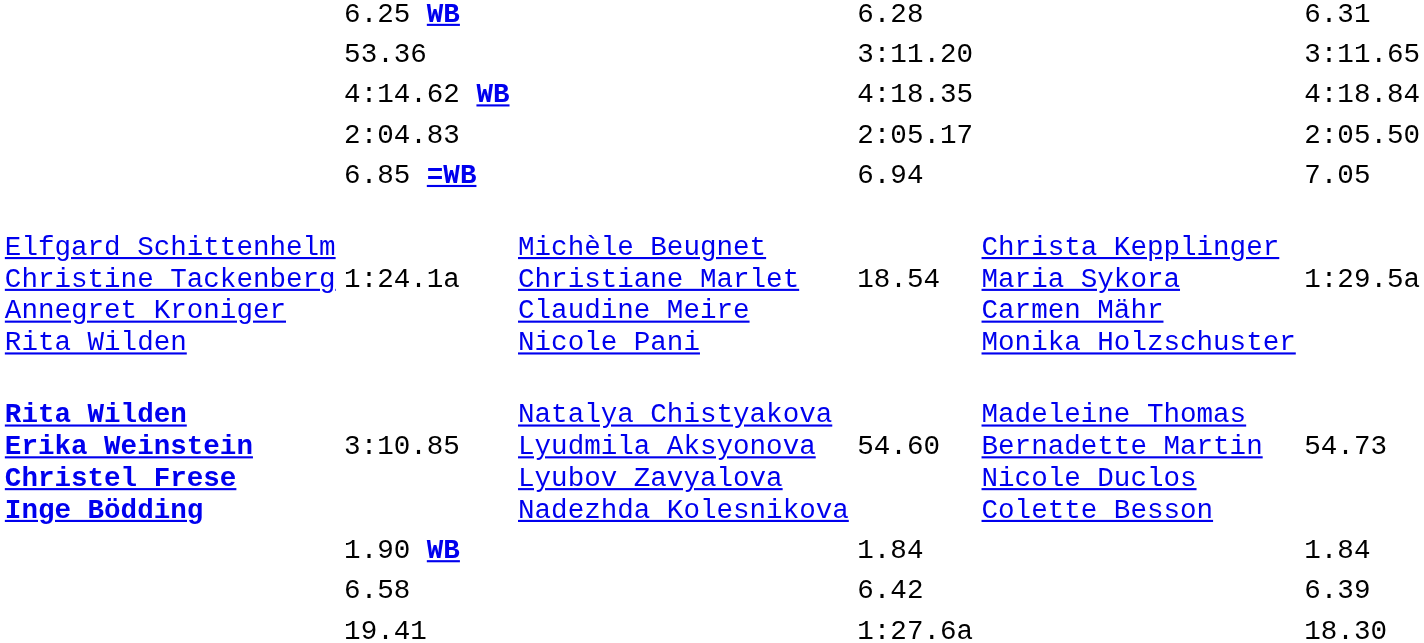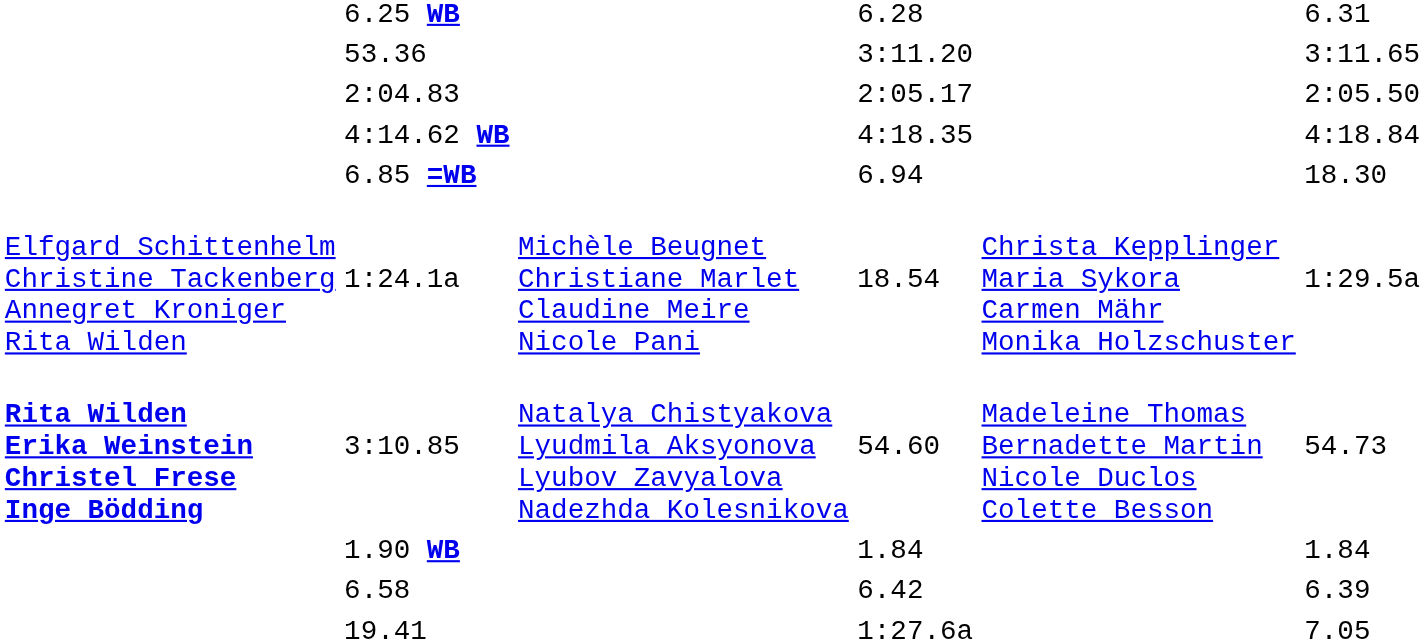rows swapped: (402, 135) <-> (427, 95)
(1337, 175) 7.05 -> (1346, 175) 18.30
(1346, 631) 18.30 -> (1337, 631) 7.05
